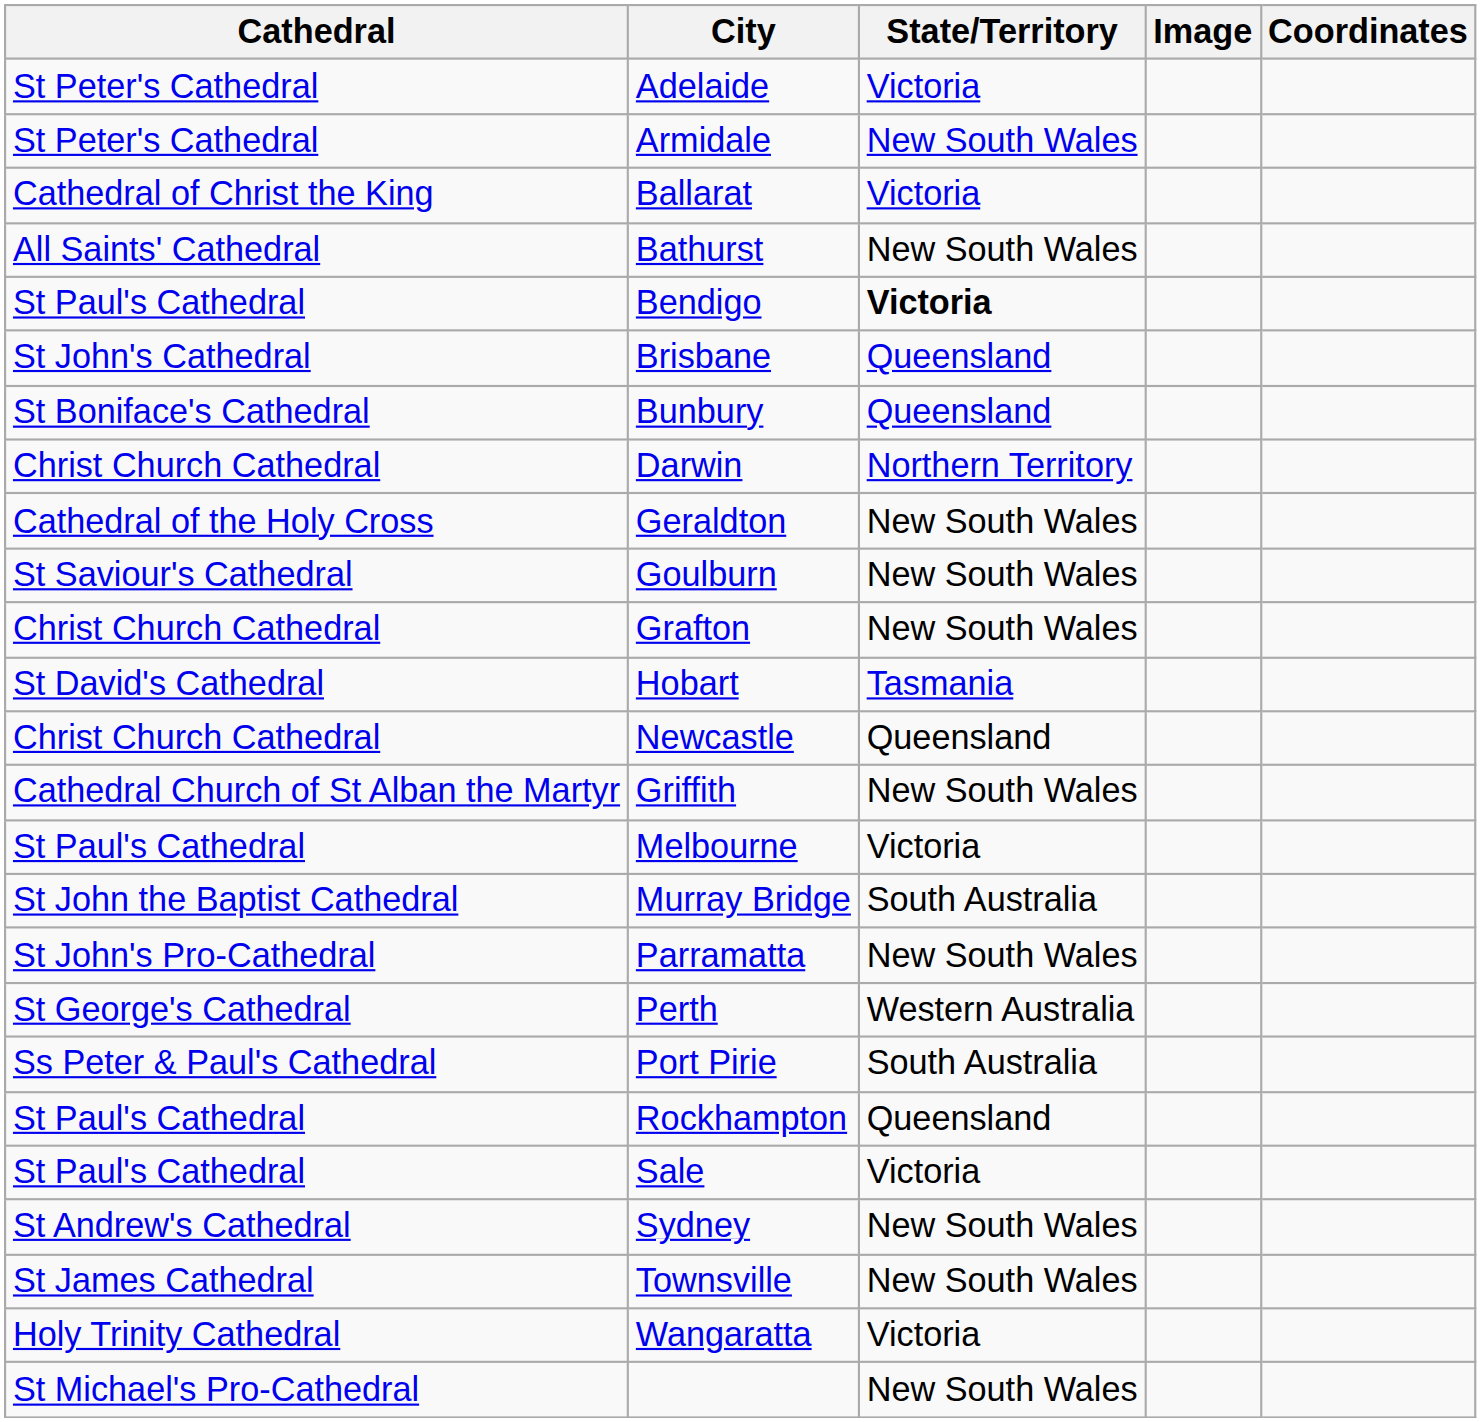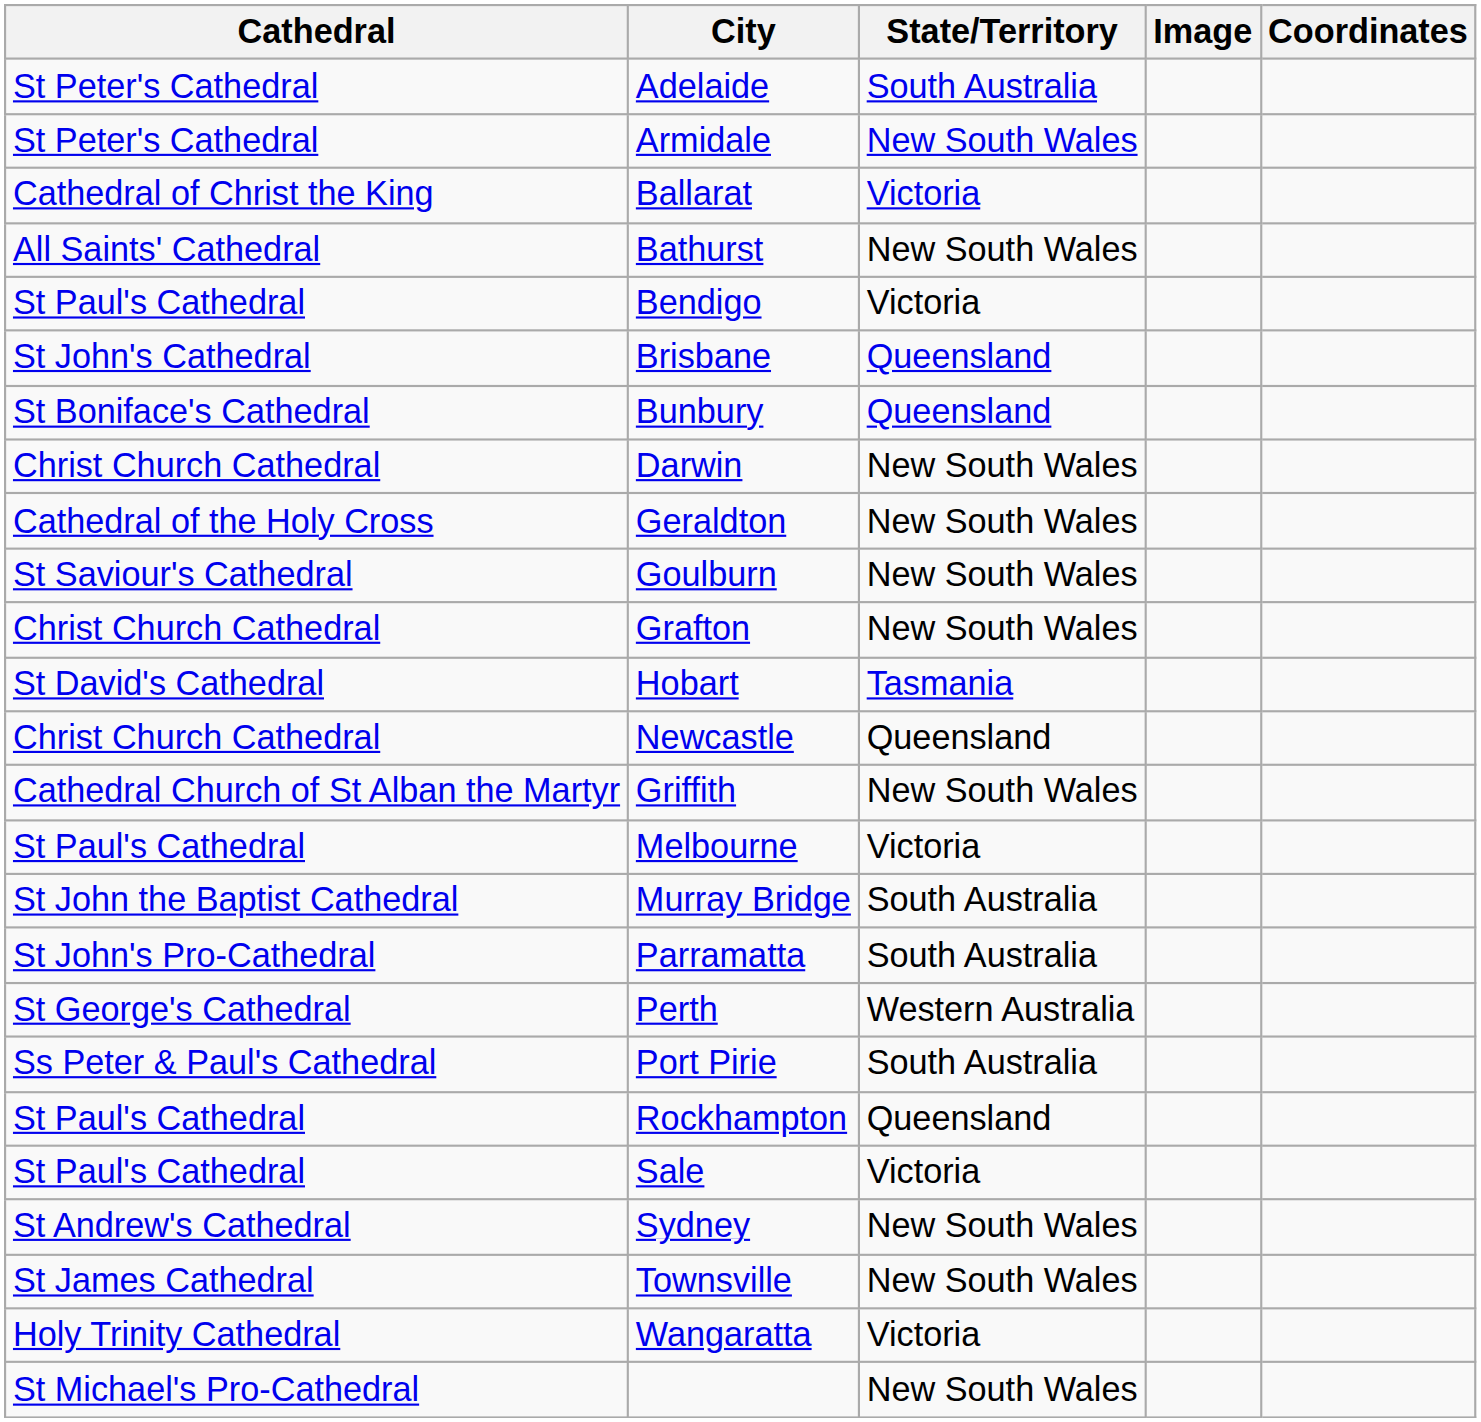(923, 85) Victoria -> (982, 85) South Australia
(929, 303) bold -> (923, 303) normal
(1000, 466) Northern Territory -> (1002, 466) New South Wales
(1002, 954) New South Wales -> (982, 954) South Australia
